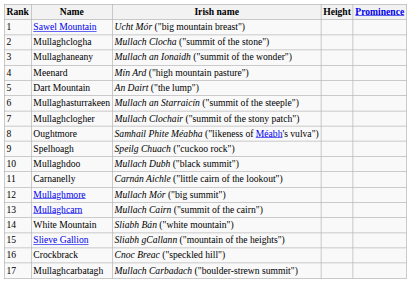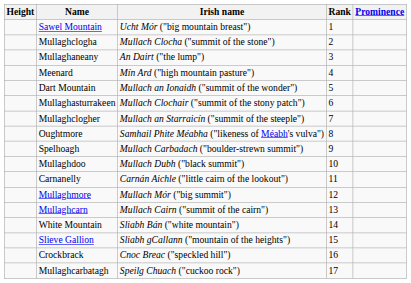columns swapped: (18, 12) <-> (337, 12)
(203, 57) Mullach an Ionaidh ("summit of the wonder") -> (162, 57) An Dairt ("the lump")
(157, 88) An Dairt ("the lump") -> (209, 88) Mullach an Ionaidh ("summit of the wonder")
(207, 103) Mullach an Starraicín ("summit of the steeple") -> (212, 103) Mullach Clochair ("summit of the stony patch")
(207, 118) Mullach Clochair ("summit of the stony patch") -> (212, 118) Mullach an Starraicín ("summit of the steeple")
(175, 149) Speilg Chuach ("cuckoo rock") -> (212, 149) Mullach Carbadach ("boulder-strewn summit")
(206, 270) Mullach Carbadach ("boulder-strewn summit") -> (180, 270) Speilg Chuach ("cuckoo rock")
